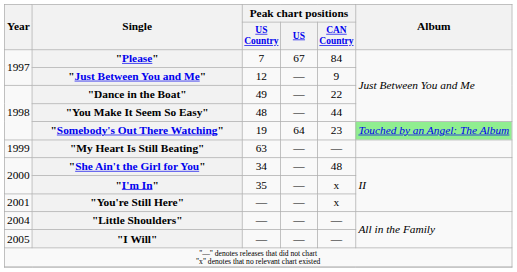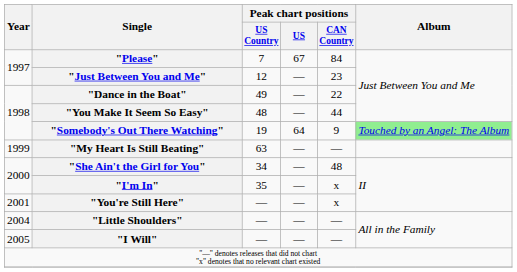(336, 76) 9 -> (336, 76) 23
(336, 130) 23 -> (336, 130) 9
